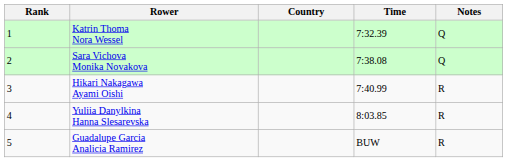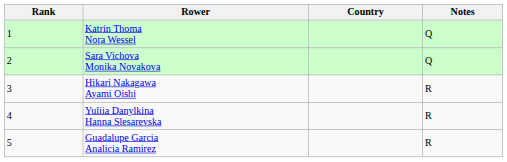- column: (395, 12)
